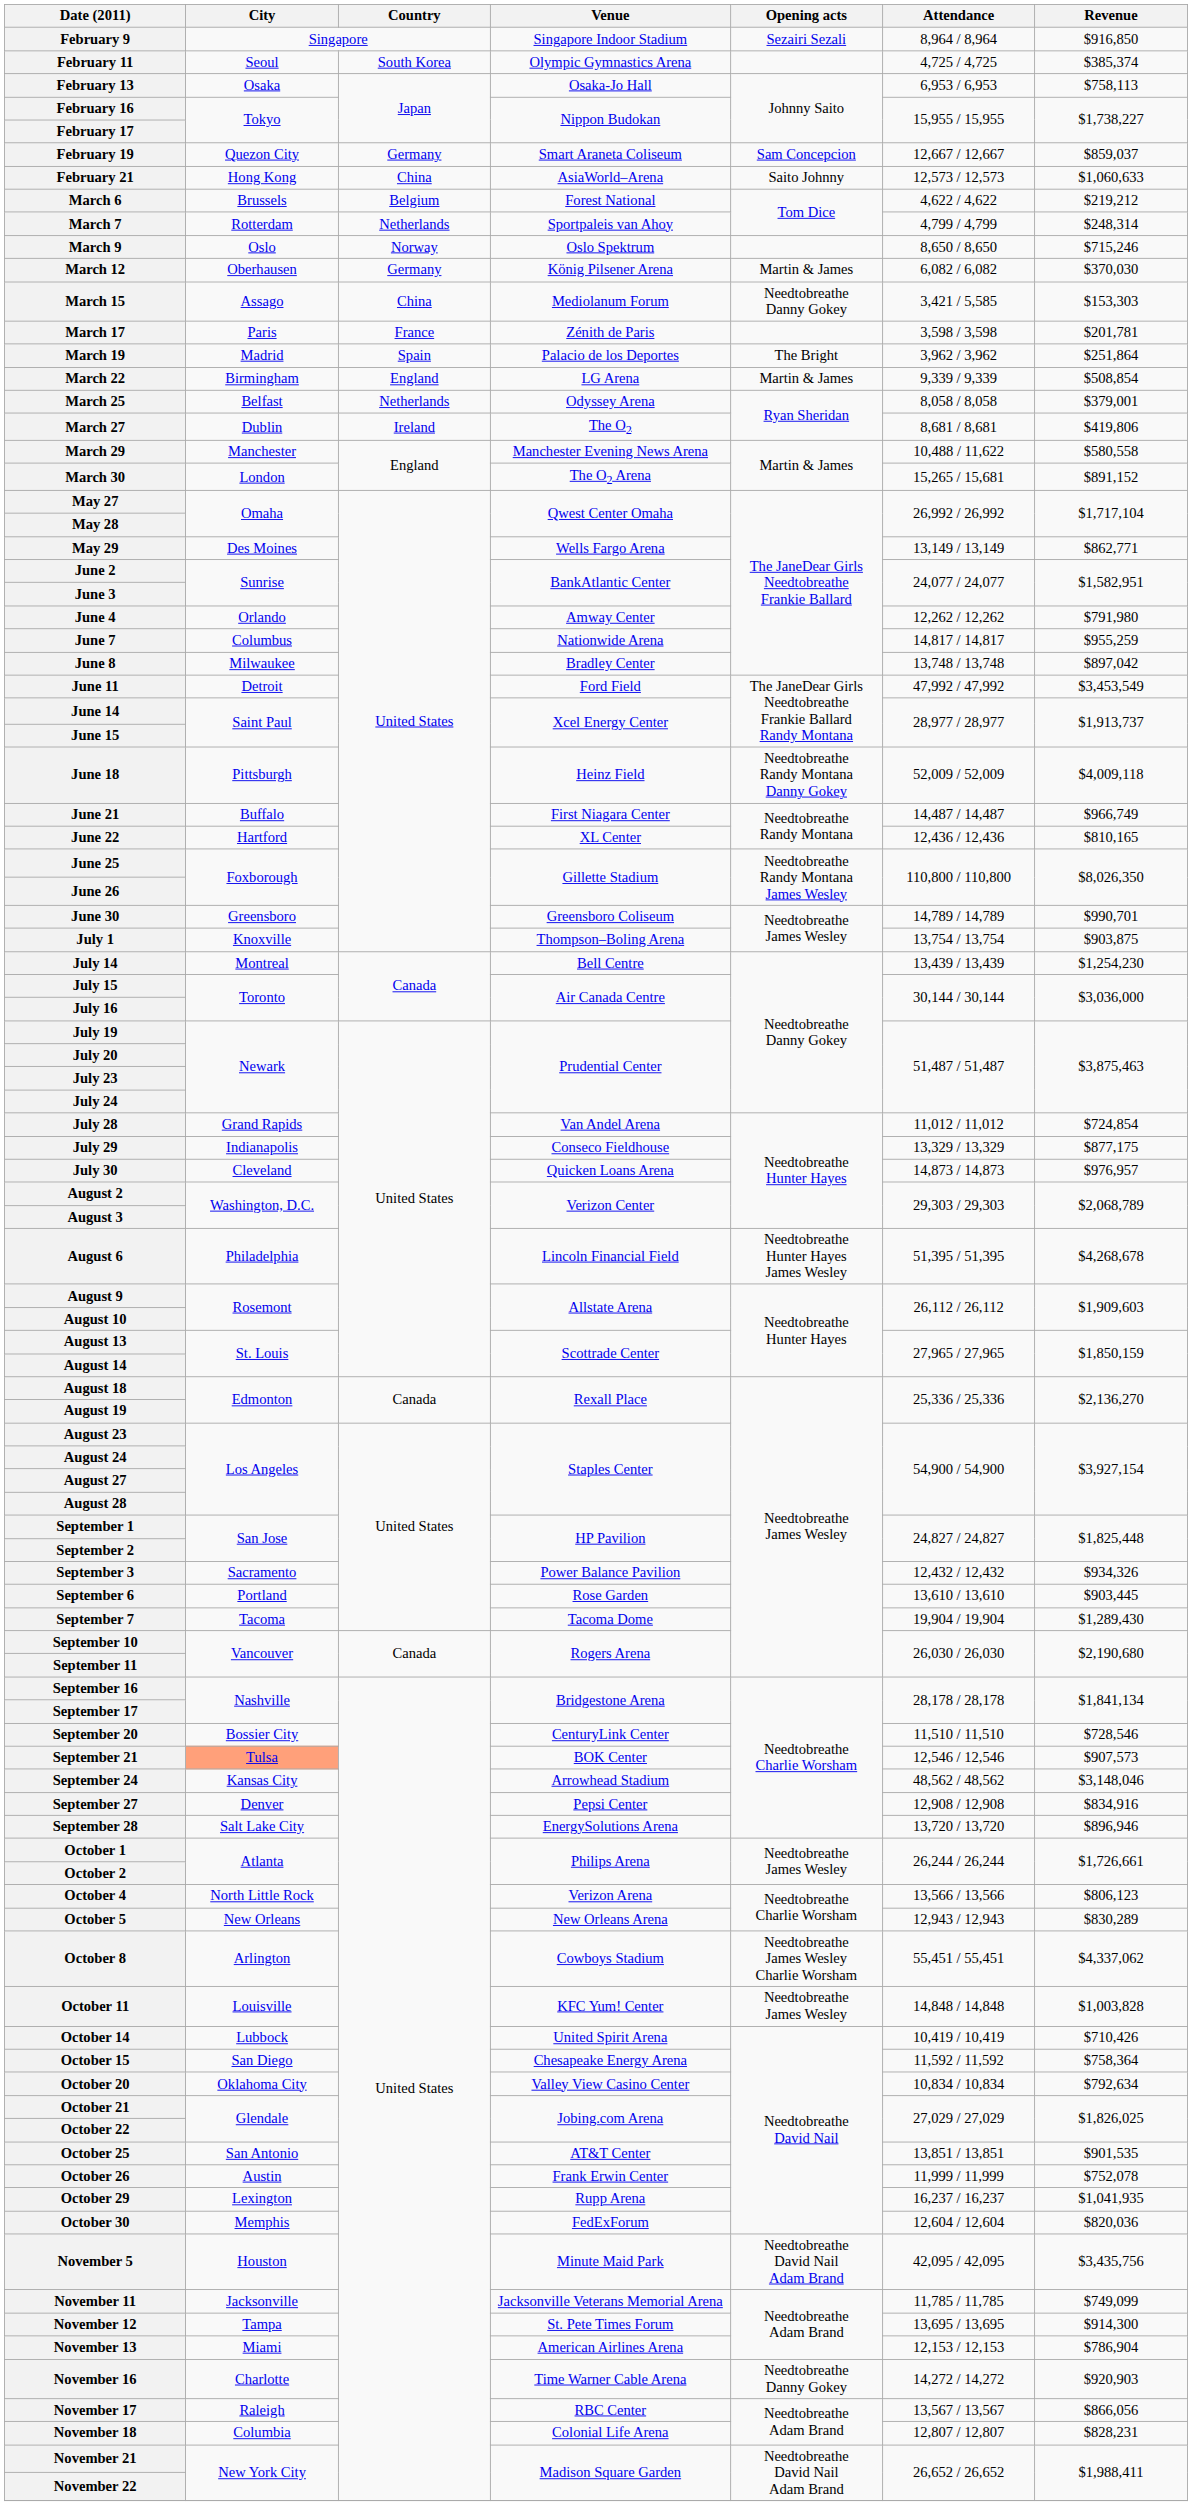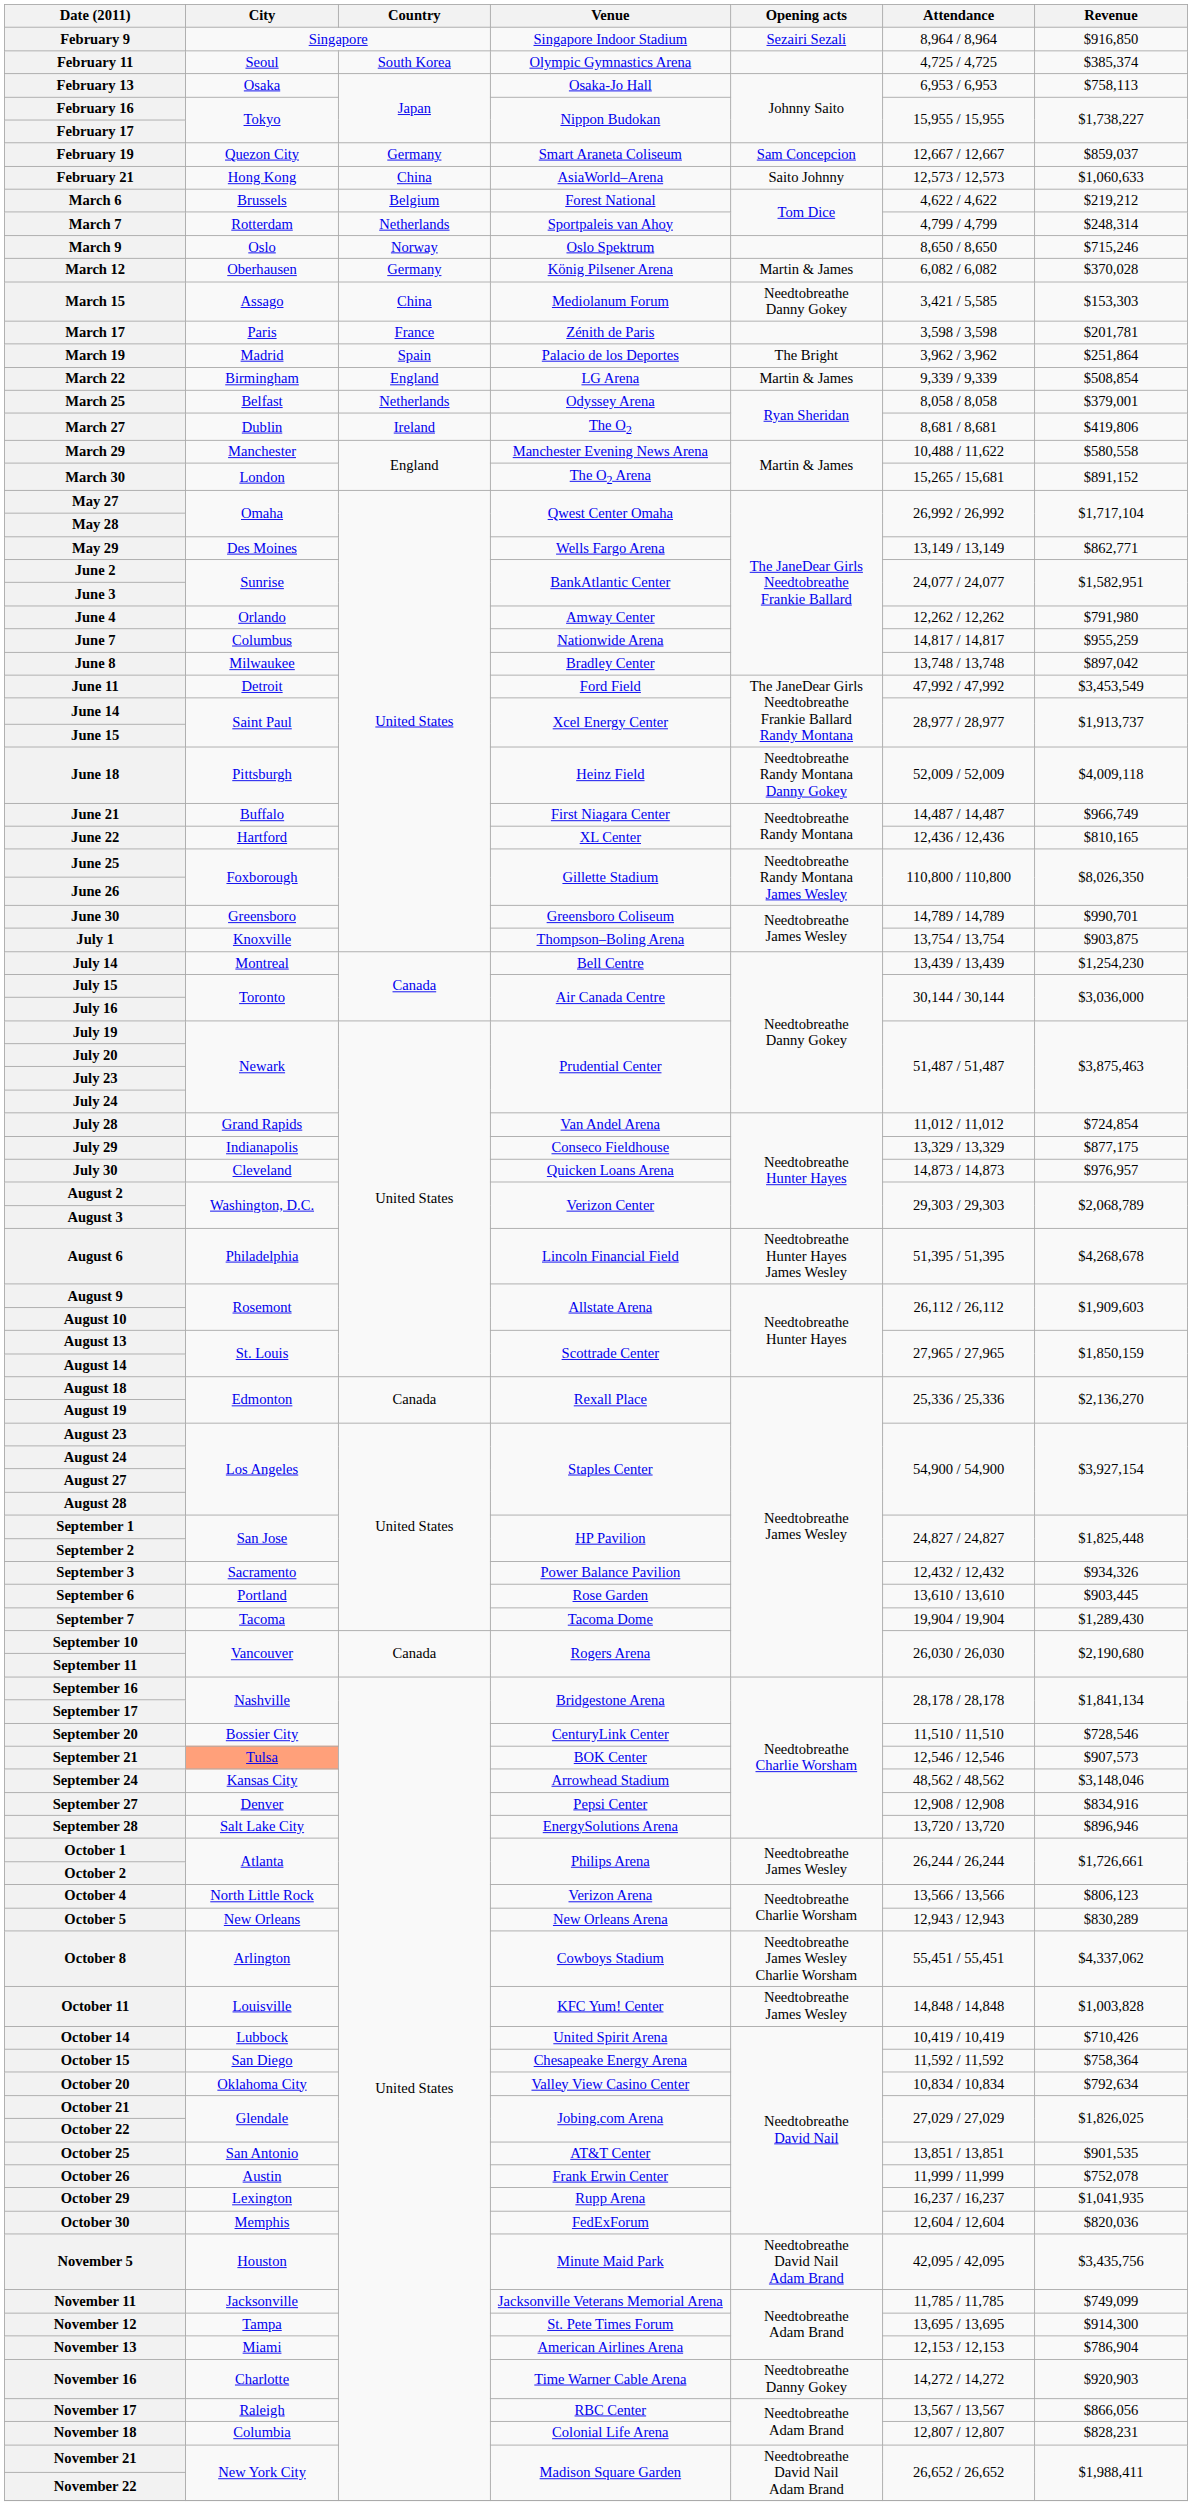(1111, 270) $370,030 -> (1111, 270) $370,028
